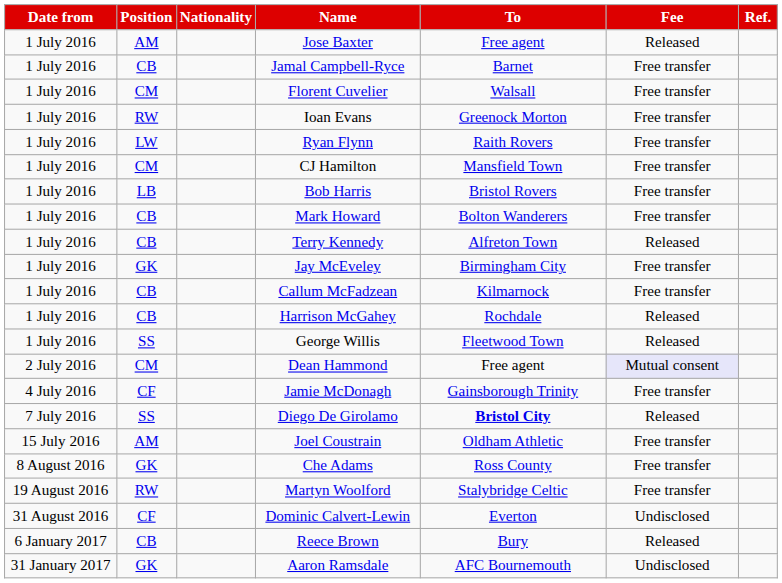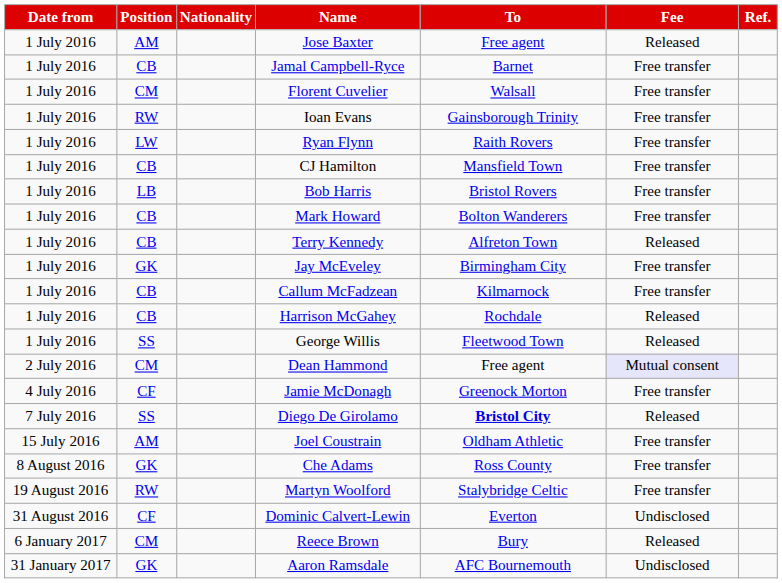(513, 117) Greenock Morton -> (513, 117) Gainsborough Trinity
(146, 166) CM -> (146, 166) CB
(513, 391) Gainsborough Trinity -> (513, 391) Greenock Morton
(146, 541) CB -> (146, 541) CM
